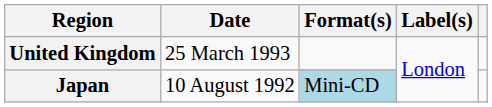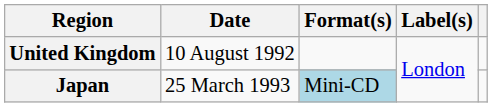(228, 53) 25 March 1993 -> (230, 53) 10 August 1992
(230, 85) 10 August 1992 -> (228, 85) 25 March 1993
